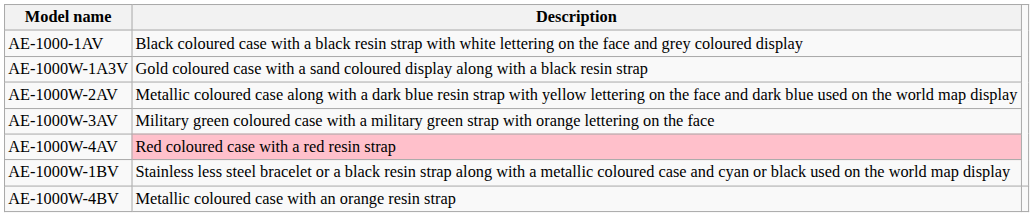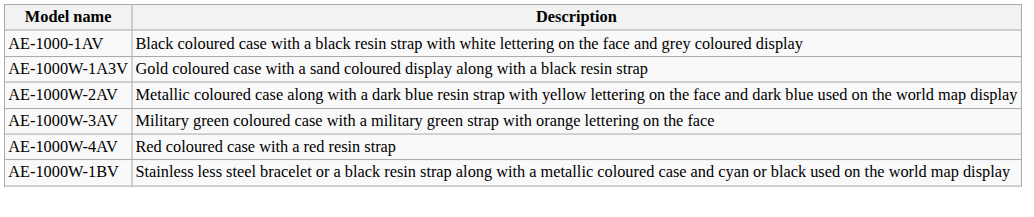(266, 146) pink background -> (266, 146) no background
- row: (64, 198)
